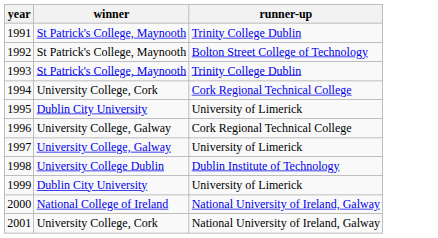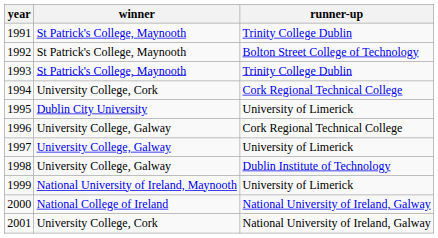(100, 166) University College Dublin -> (104, 166) University College, Galway
(92, 185) Dublin City University -> (137, 185) National University of Ireland, Maynooth
